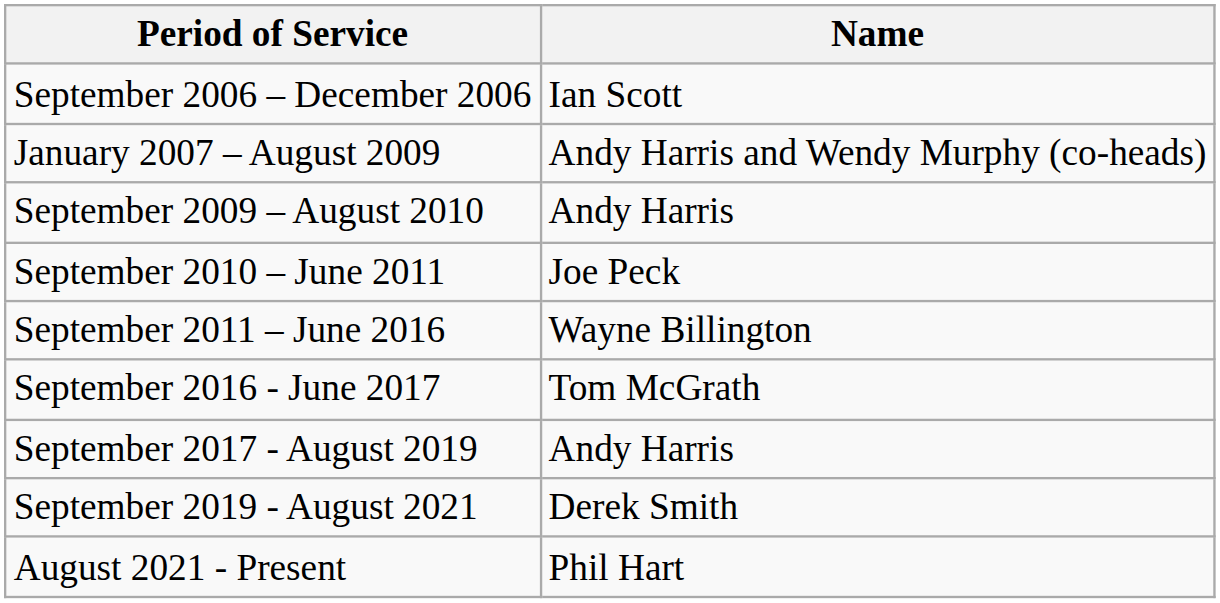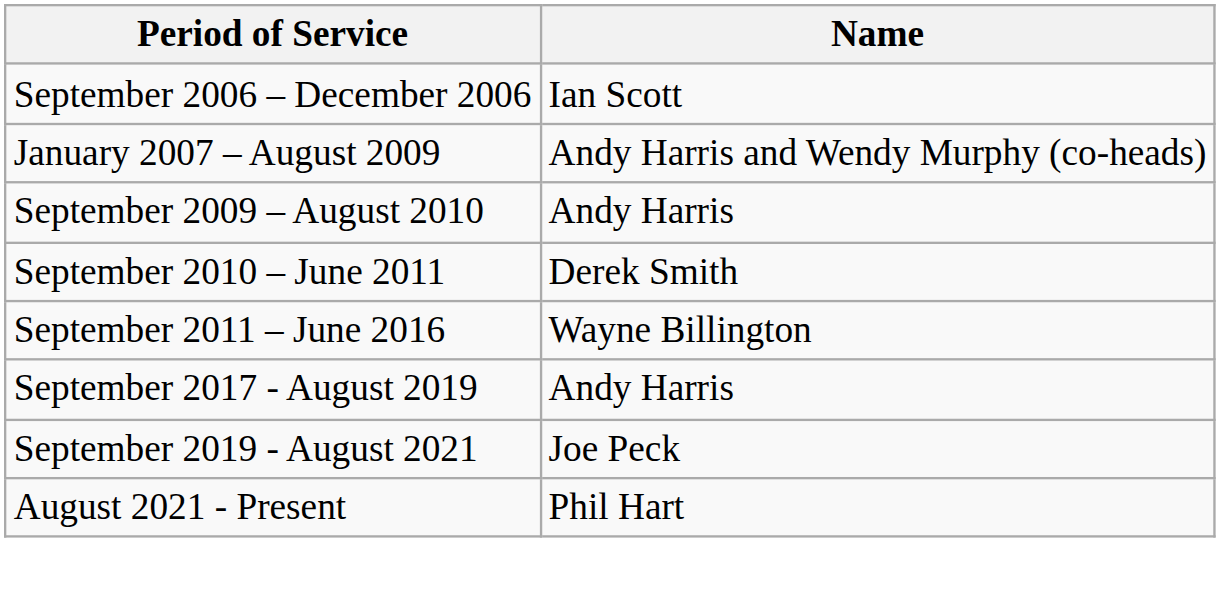(614, 270) Joe Peck -> (643, 270) Derek Smith
- row: (227, 388)
(643, 507) Derek Smith -> (614, 447) Joe Peck
